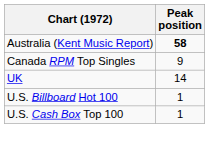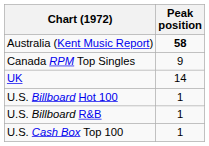+ row: (54, 114)
